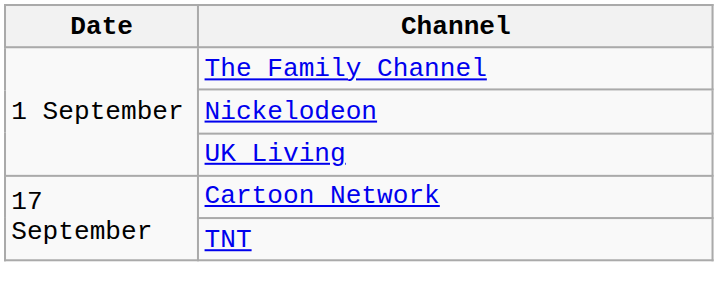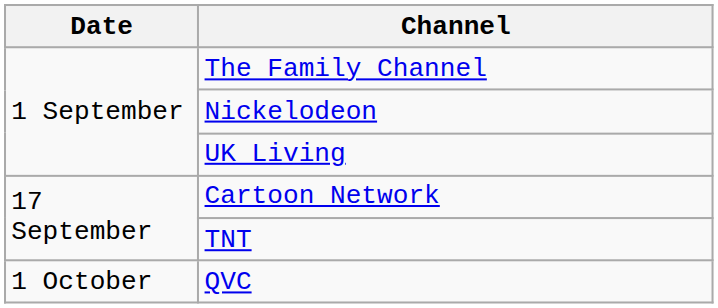+ row: (228, 282)
